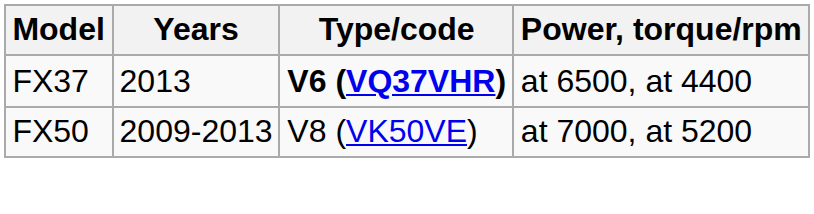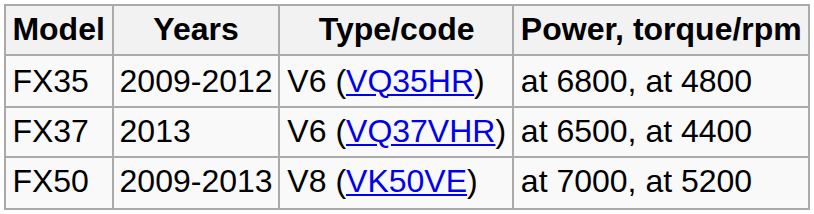+ row: (51, 80)
(397, 80) bold -> (397, 131) normal
